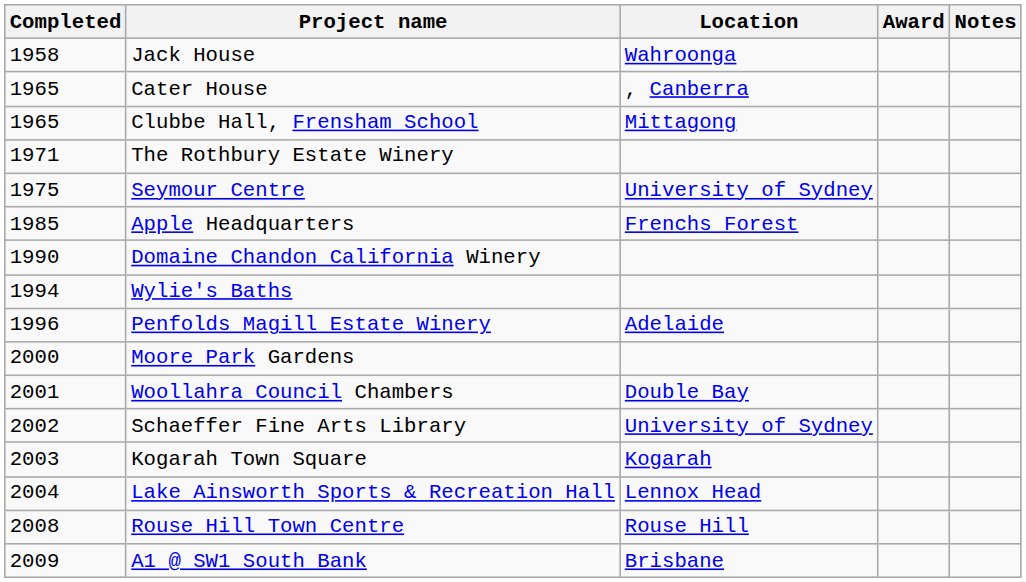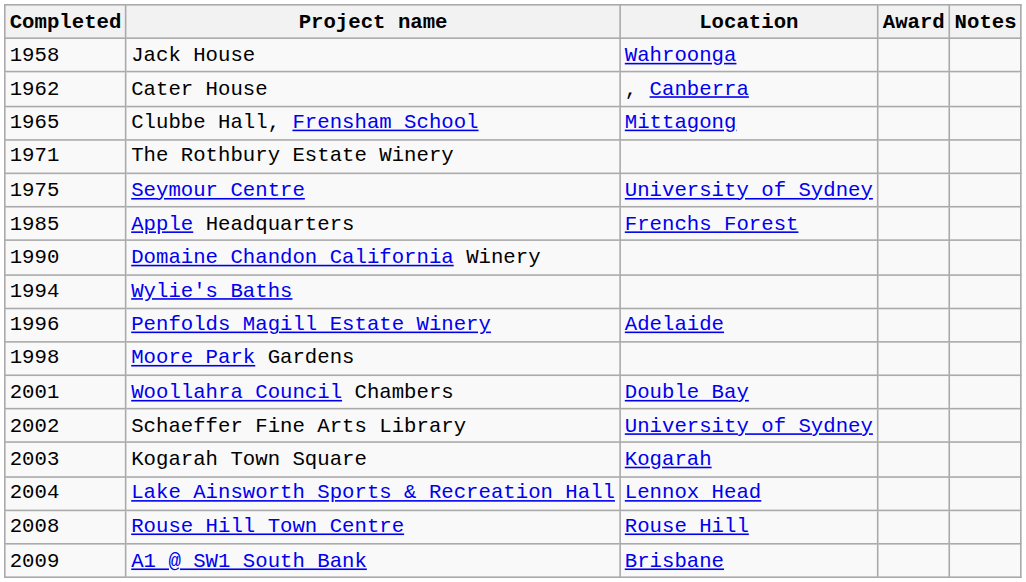(35, 89) 1965 -> (35, 89) 1962
(35, 359) 2000 -> (35, 359) 1998
